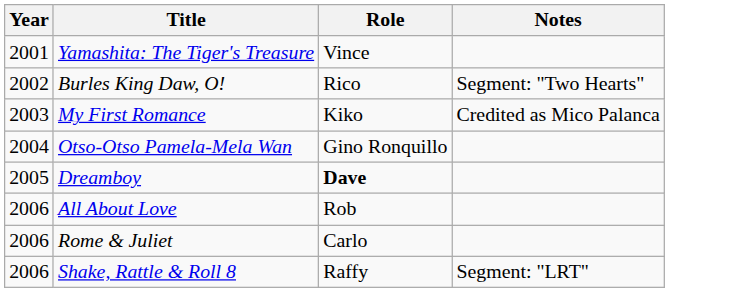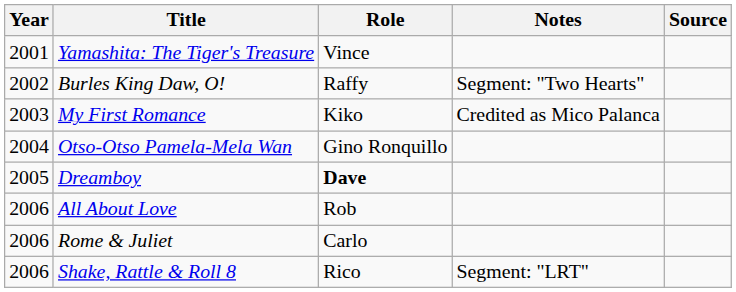+ column: (698, 20)
(342, 83) Rico -> (346, 83) Raffy
(346, 271) Raffy -> (342, 271) Rico
